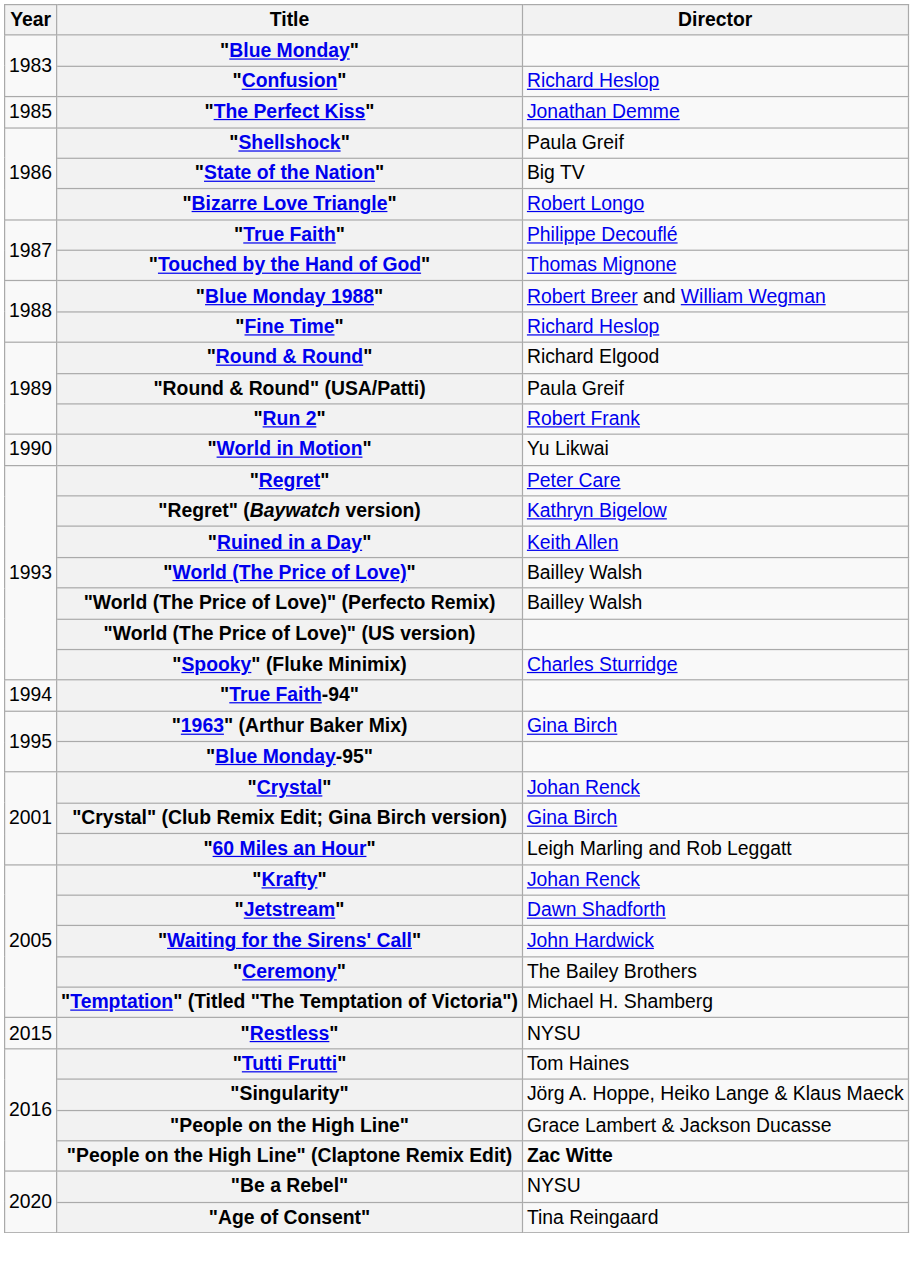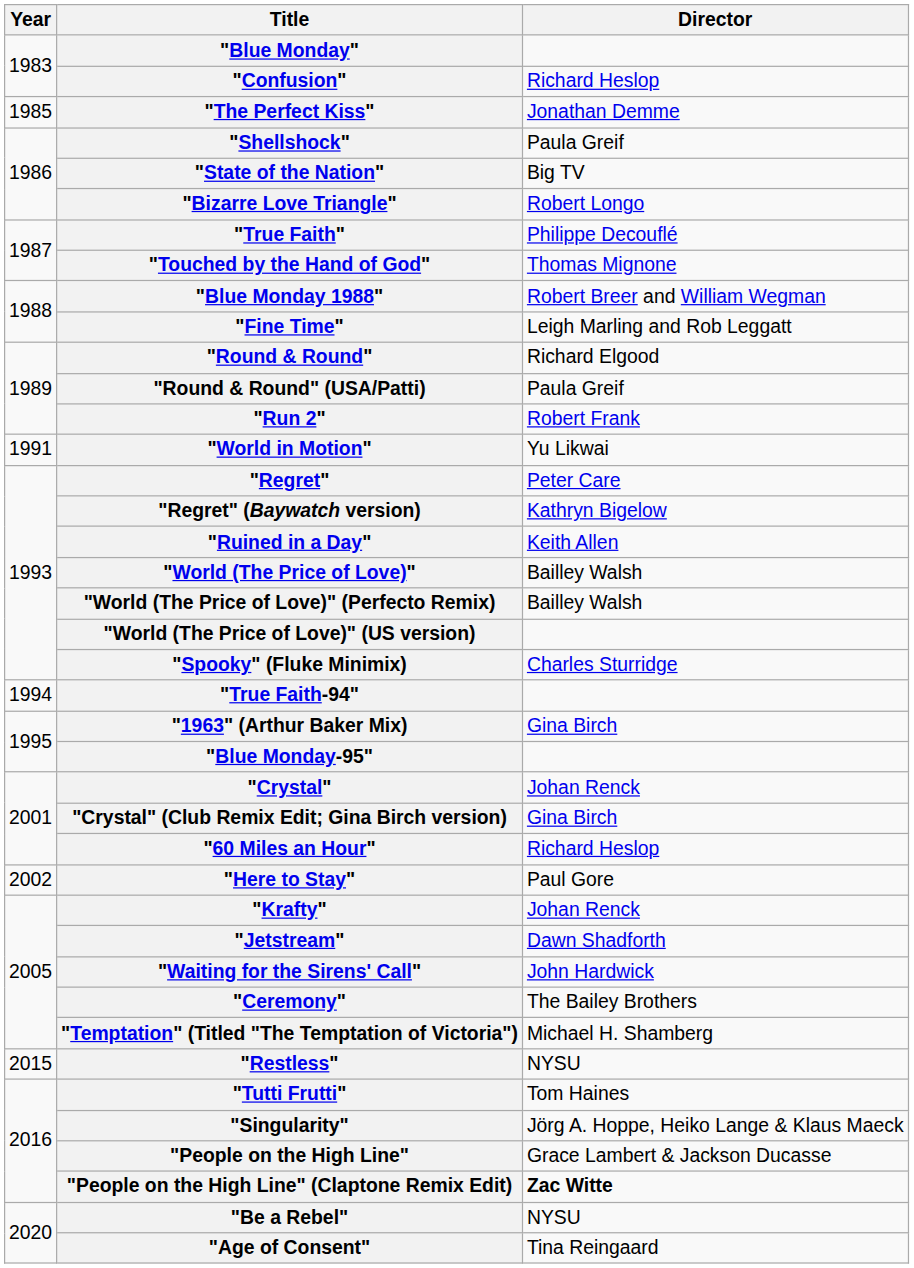(593, 326) Richard Heslop -> (659, 326) Leigh Marling and Rob Leggatt
(31, 449) 1990 -> (31, 449) 1991
(659, 848) Leigh Marling and Rob Leggatt -> (593, 848) Richard Heslop
+ row: (290, 879)
